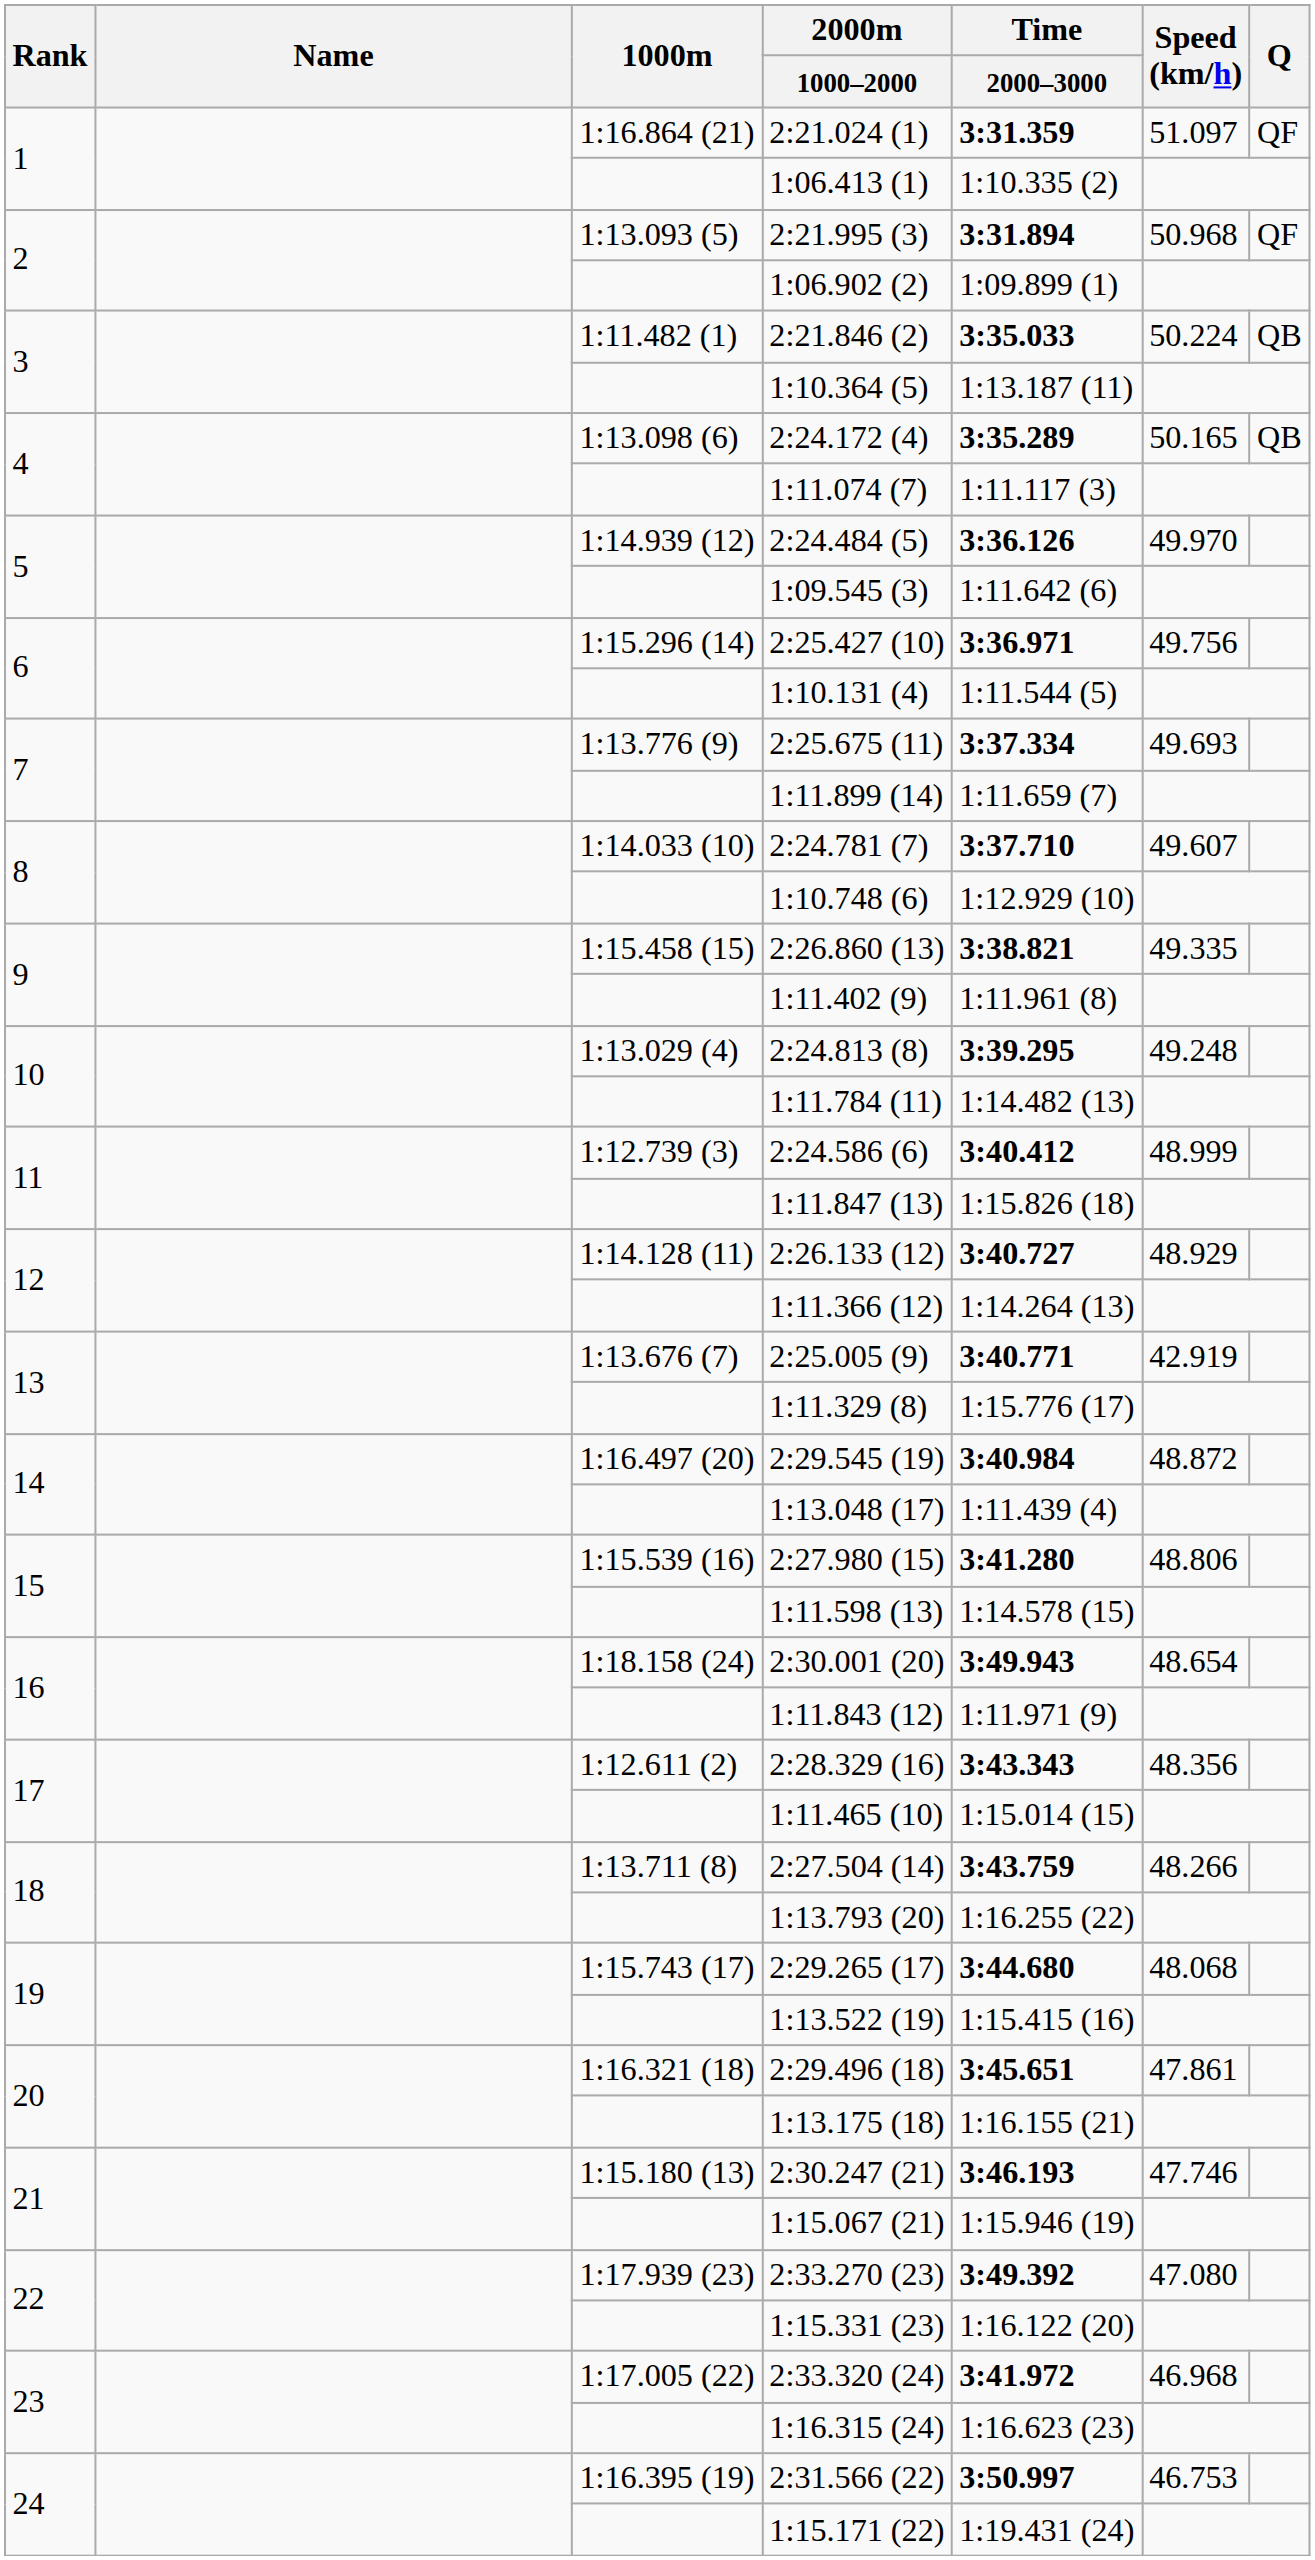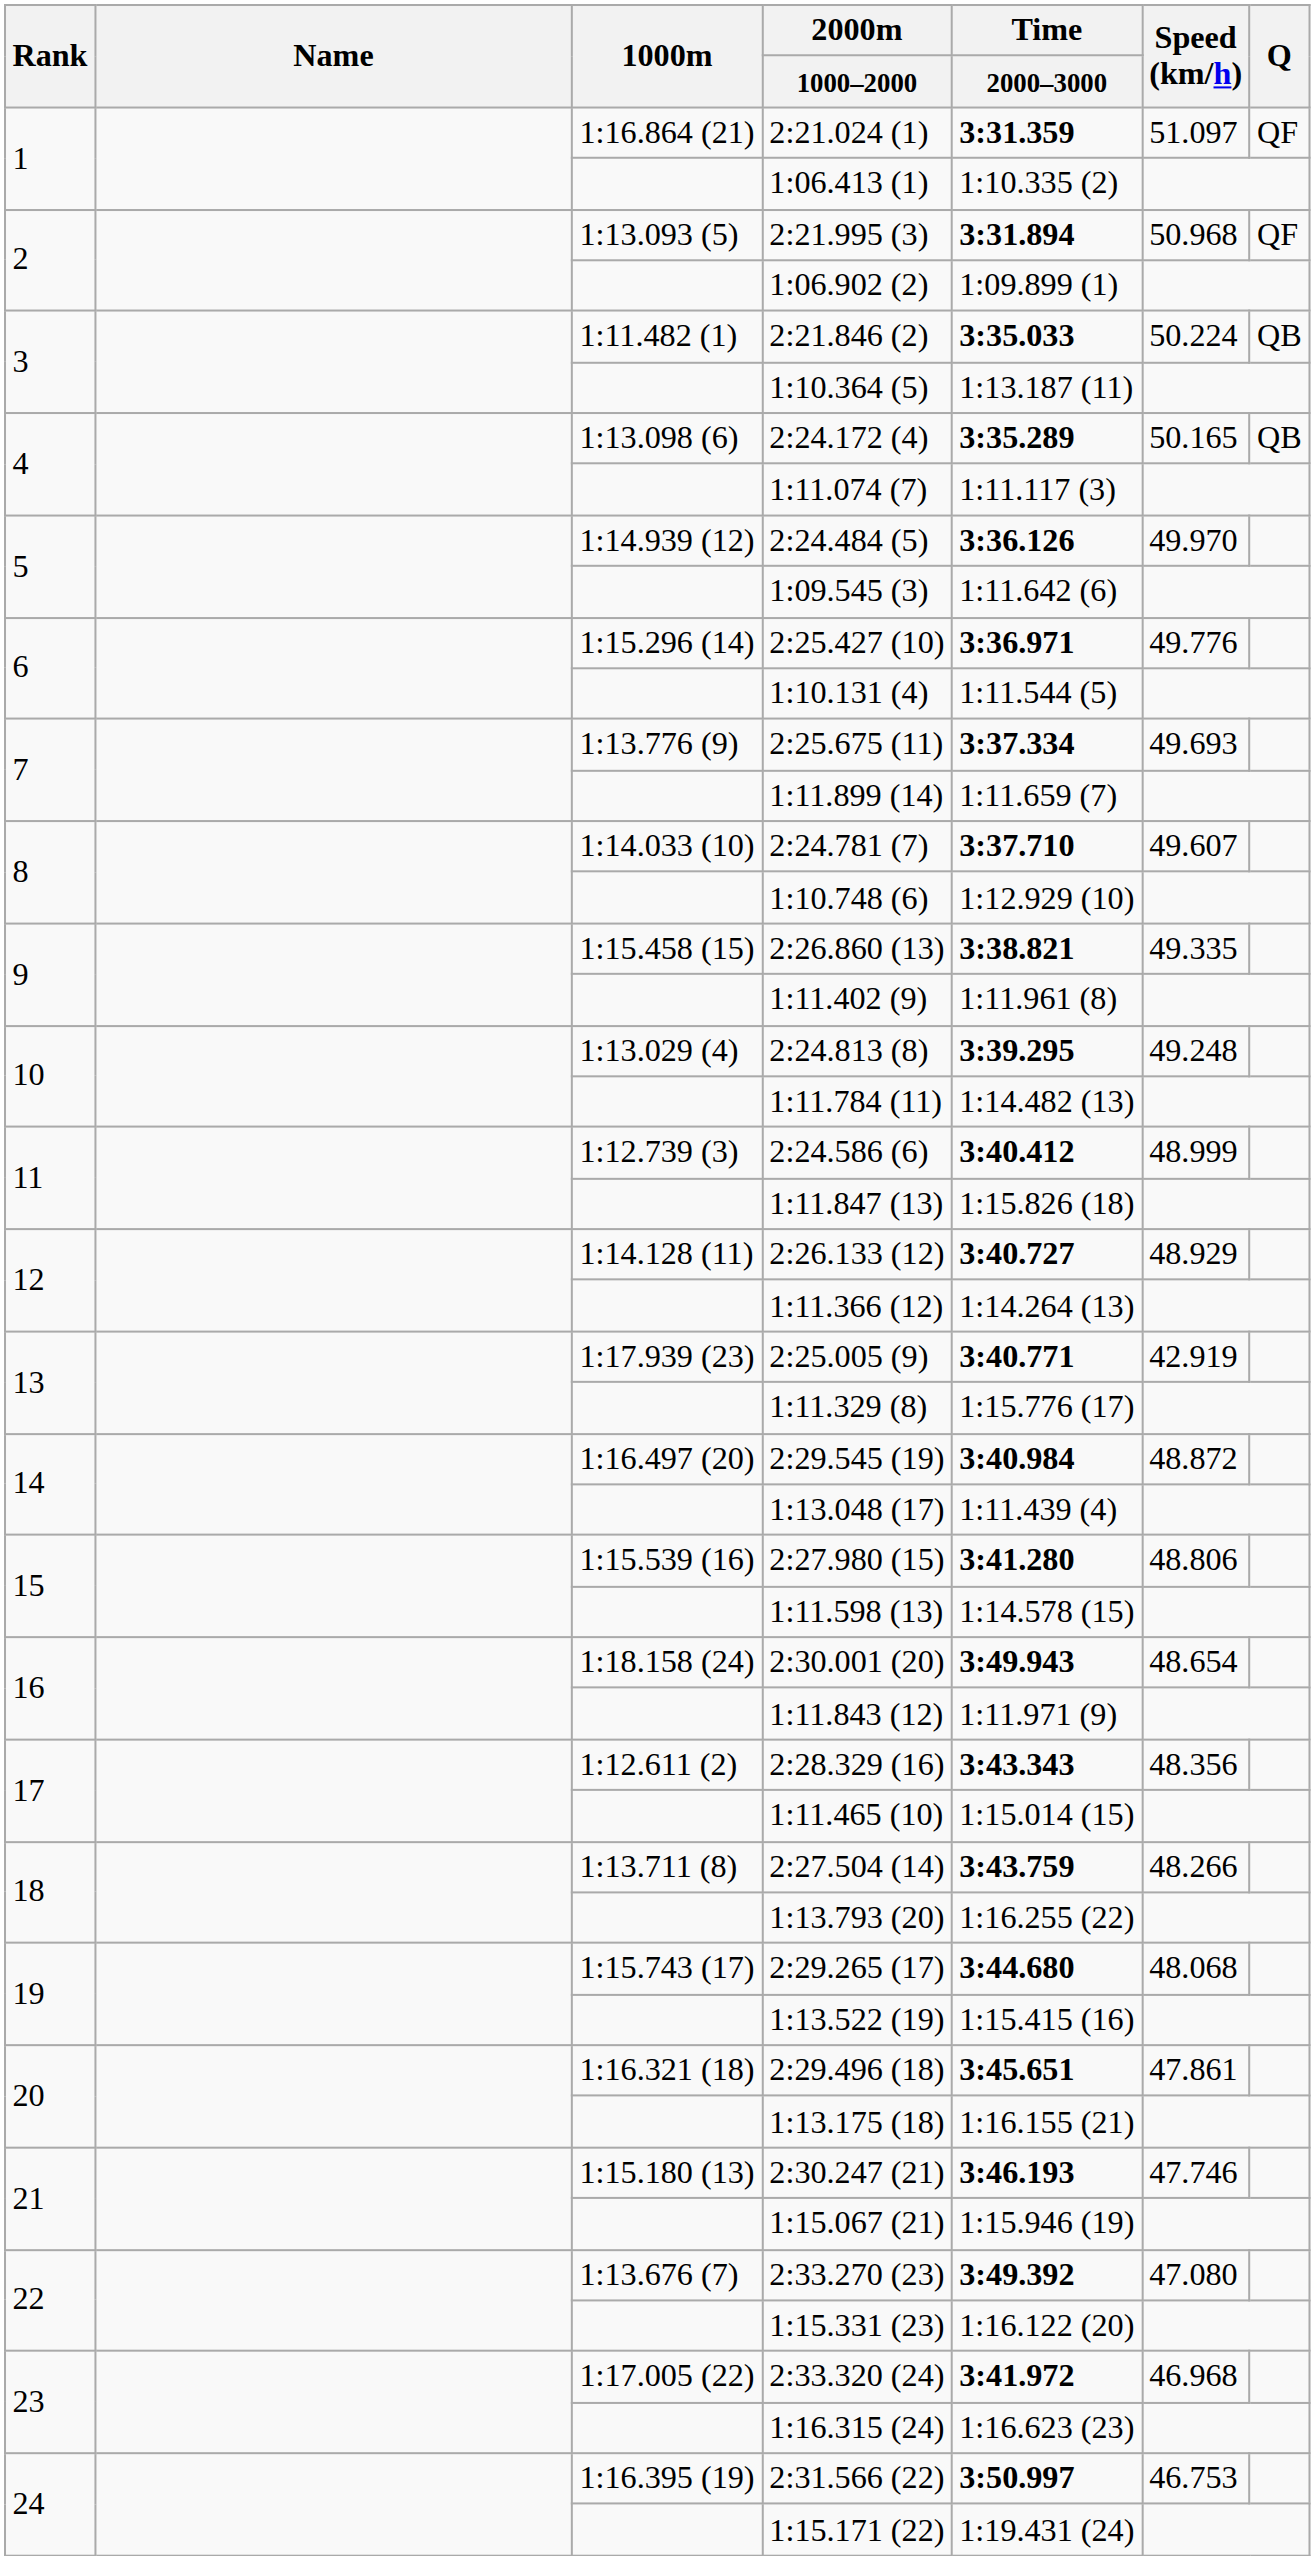(1193, 642) 49.756 -> (1193, 642) 49.776
(659, 1356) 1:13.676 (7) -> (667, 1356) 1:17.939 (23)
(667, 2274) 1:17.939 (23) -> (659, 2274) 1:13.676 (7)
